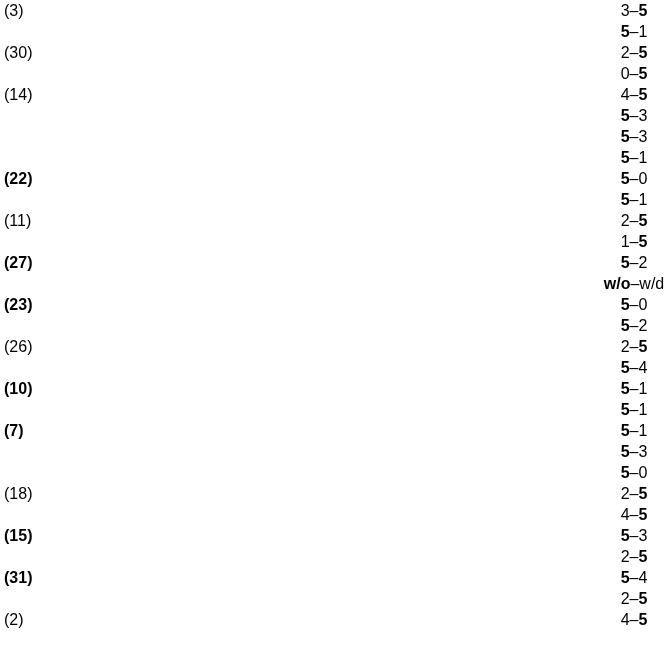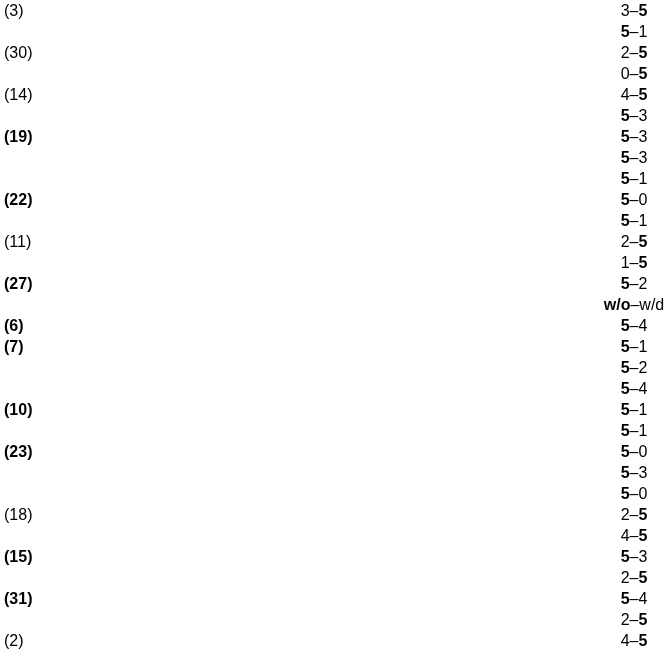+ row: (18, 136)
+ row: (14, 326)
rows swapped: (14, 430) <-> (18, 304)
- row: (18, 346)
